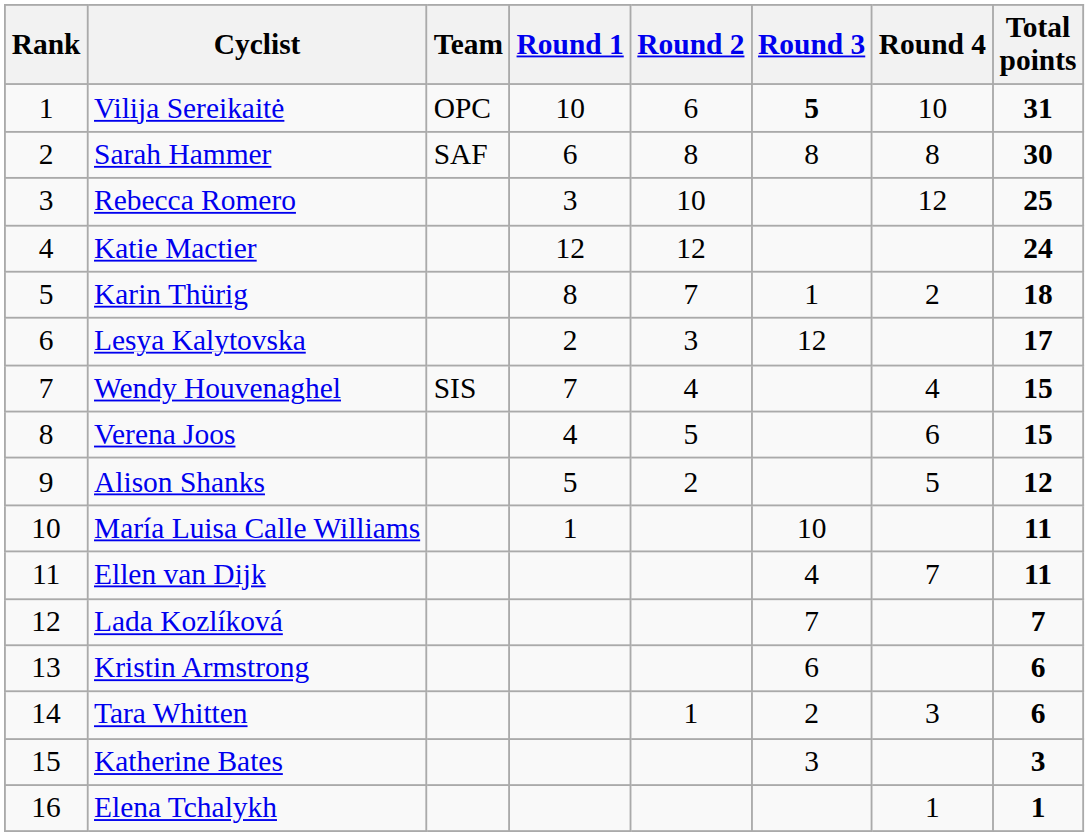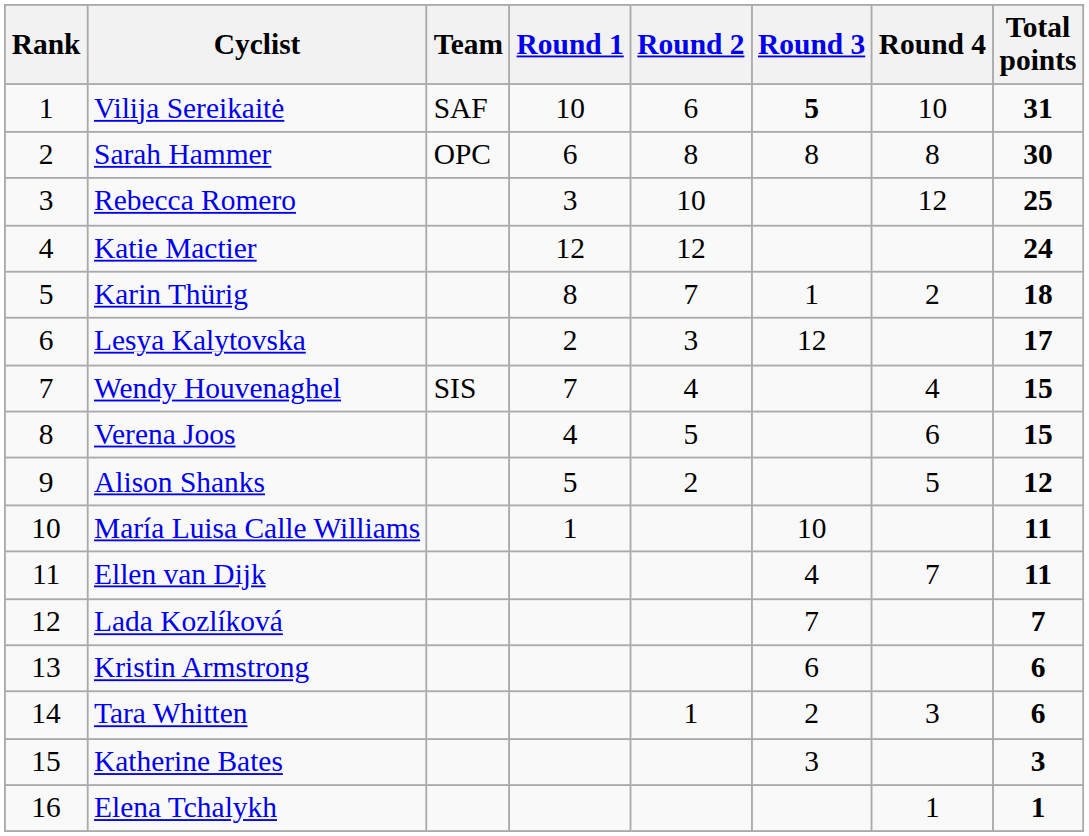(462, 107) OPC -> (461, 107) SAF
(461, 154) SAF -> (462, 154) OPC
